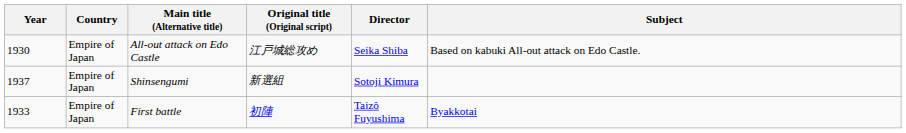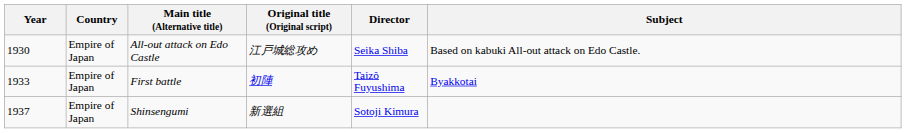rows swapped: (156, 112) <-> (160, 81)
